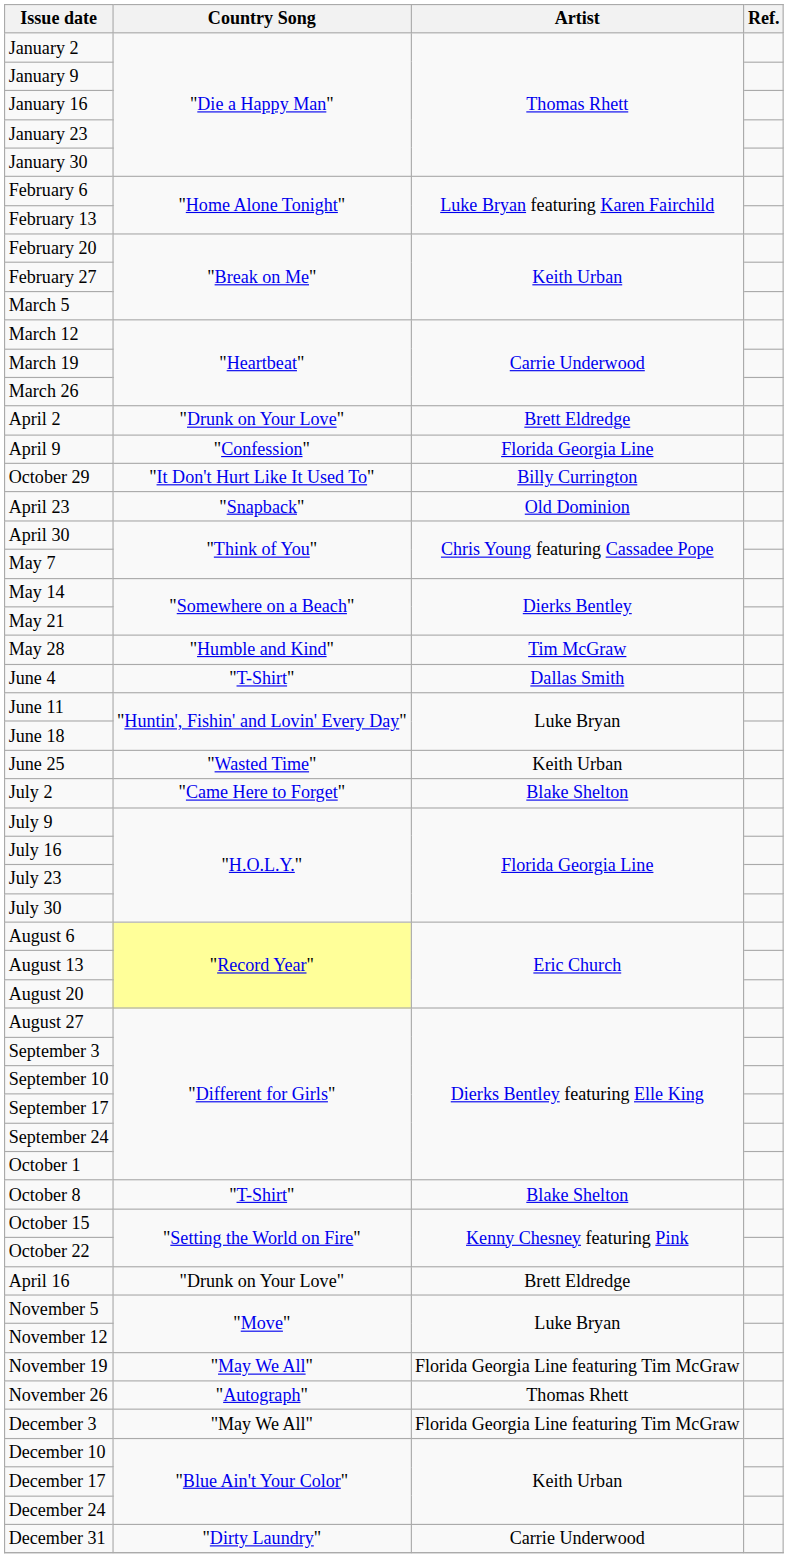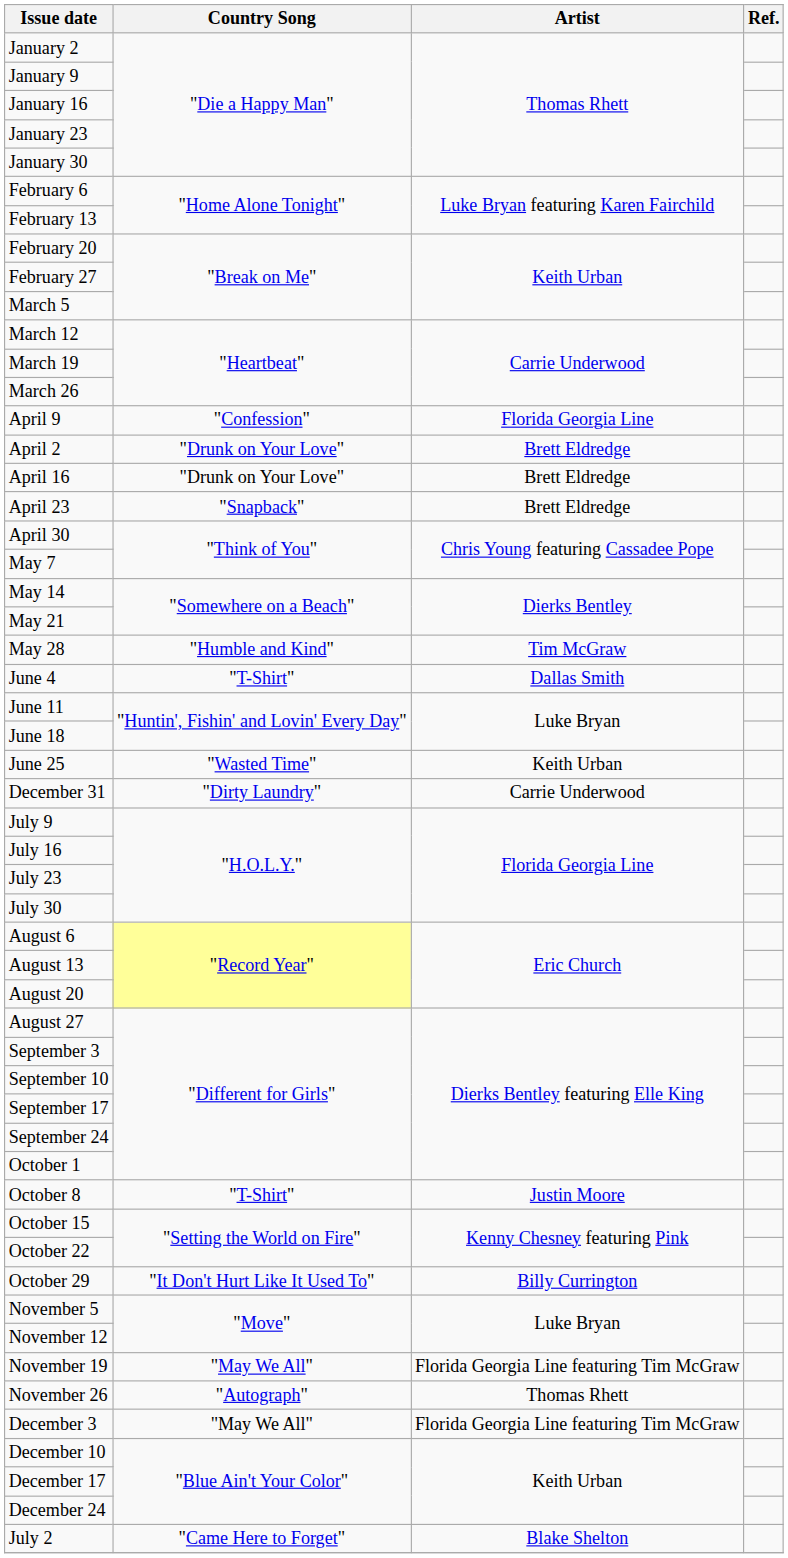rows swapped: (35, 420) <-> (35, 448)
rows swapped: (39, 1280) <-> (49, 477)
(577, 506) Old Dominion -> (577, 506) Brett Eldredge
rows swapped: (31, 793) <-> (57, 1538)
(577, 1194) Blake Shelton -> (577, 1194) Justin Moore
